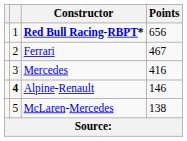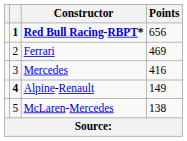(15, 32) normal -> (15, 32) bold
(158, 51) 467 -> (158, 51) 469
(158, 88) 146 -> (158, 88) 149
